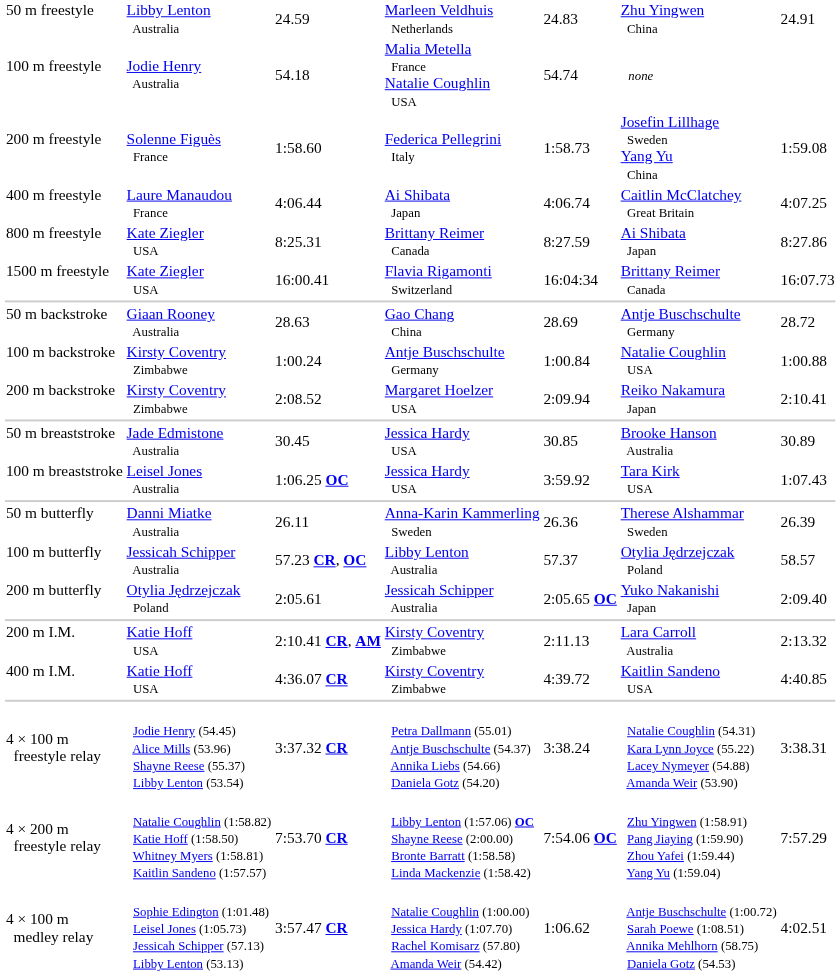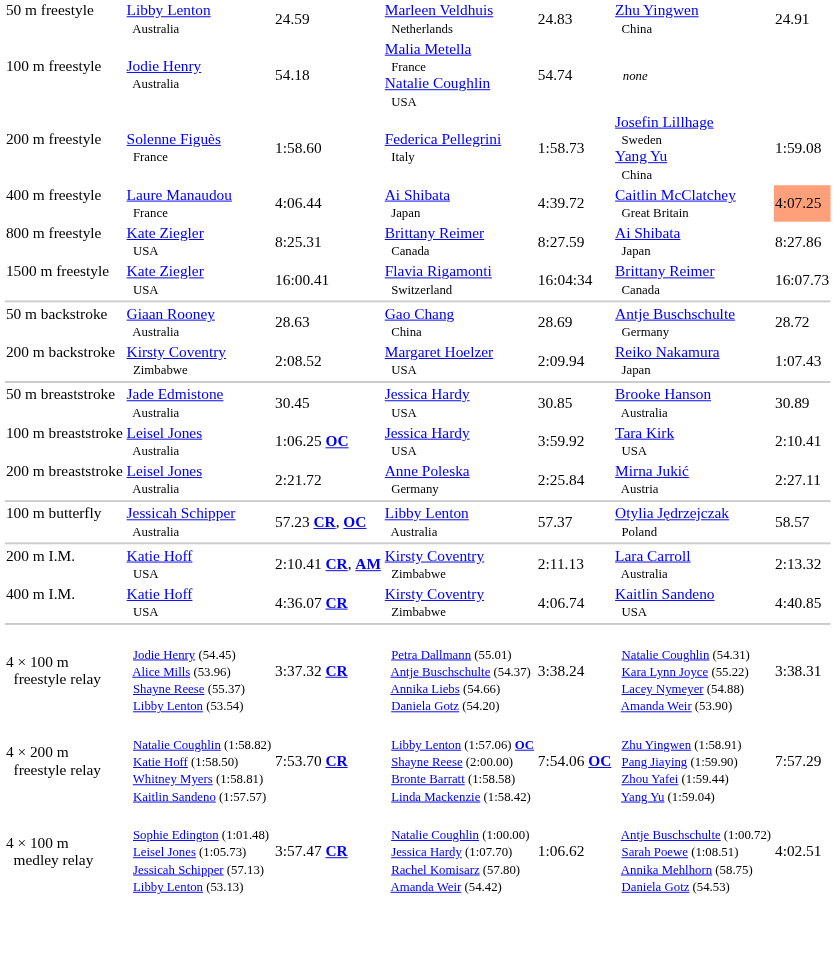(567, 203) 4:06.74 -> (561, 203) 4:39.72
(804, 203) no background -> (798, 203) lightsalmon background
- row: (60, 360)
(804, 399) 2:10.41 -> (798, 360) 1:07.43
(804, 479) 1:07.43 -> (798, 441) 2:10.41
+ row: (64, 479)
- row: (50, 522)
- row: (54, 599)
(567, 679) 4:39.72 -> (561, 602) 4:06.74
